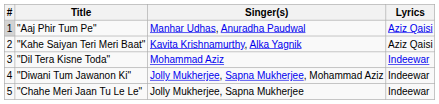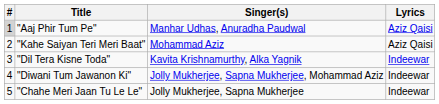(226, 44) Kavita Krishnamurthy, Alka Yagnik -> (187, 44) Mohammad Aziz
(187, 60) Mohammad Aziz -> (226, 60) Kavita Krishnamurthy, Alka Yagnik
